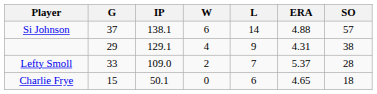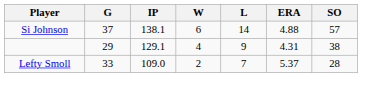- row: (46, 81)
